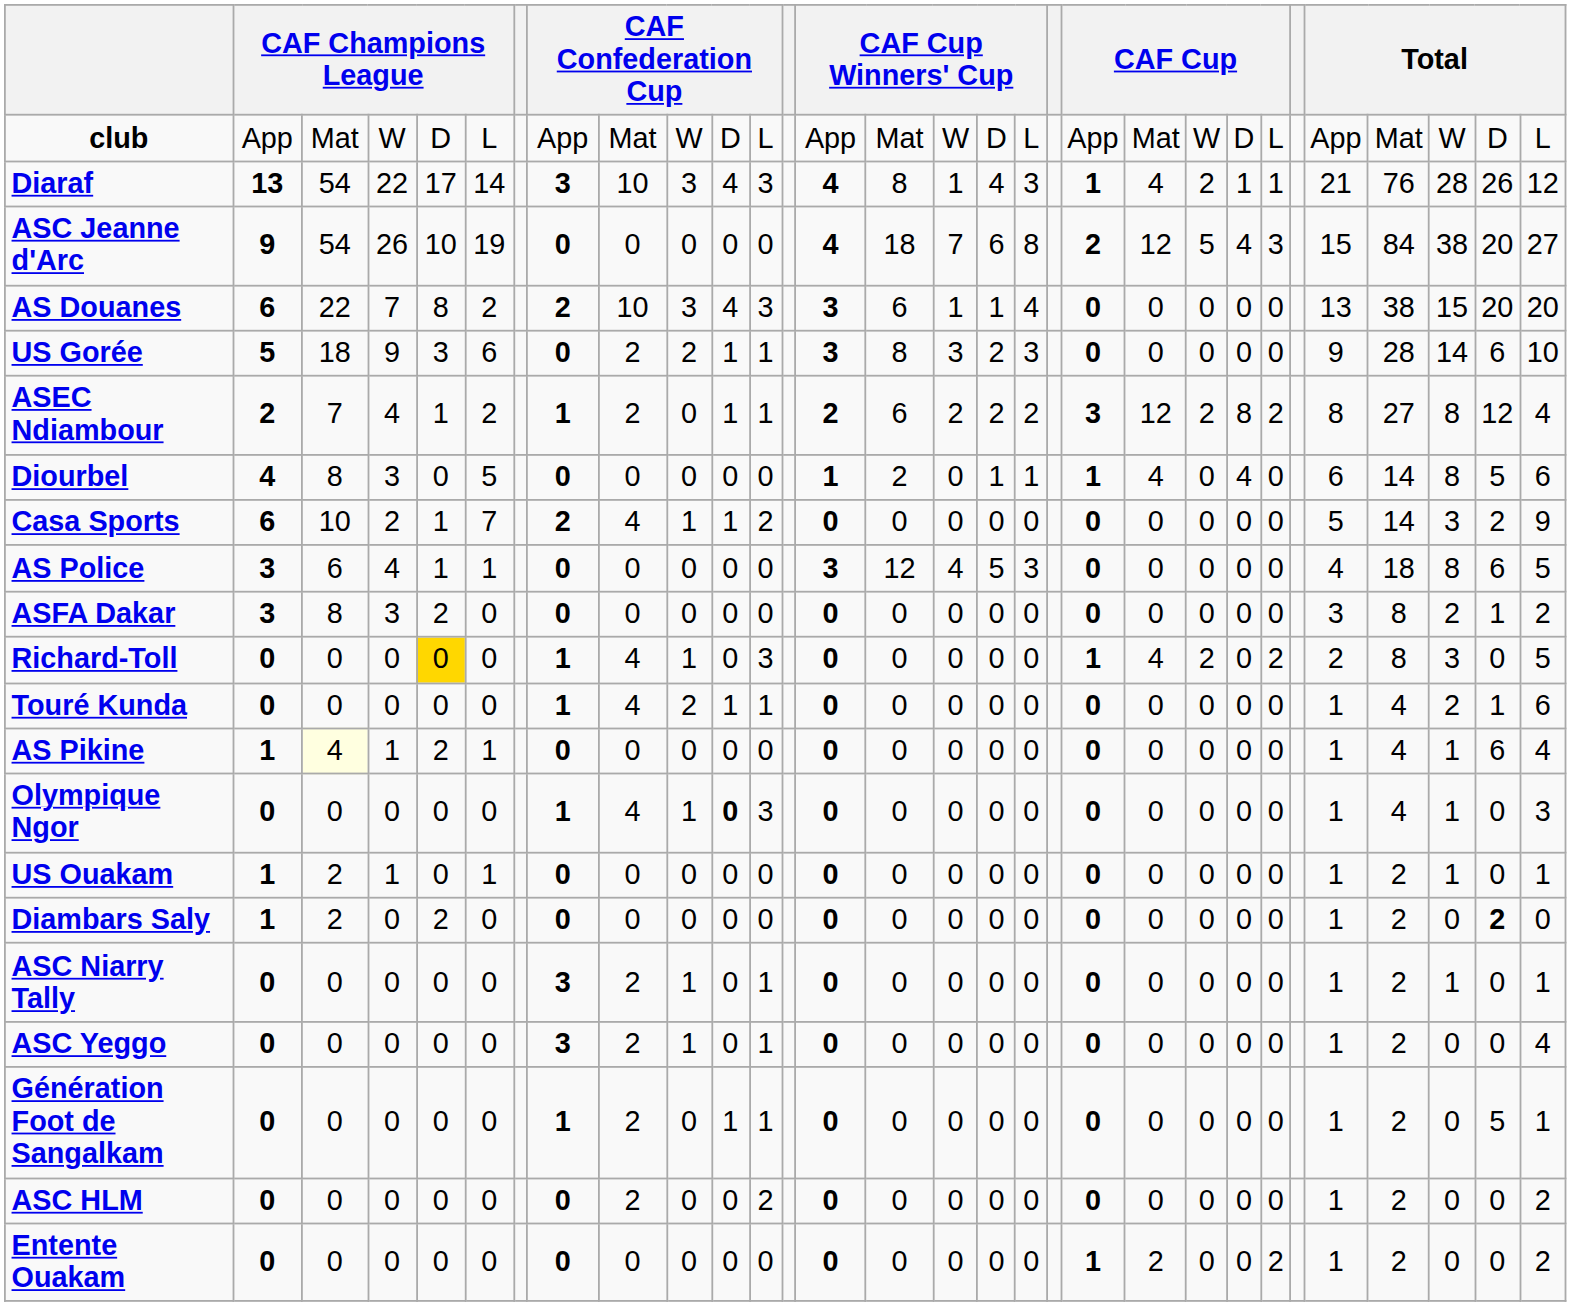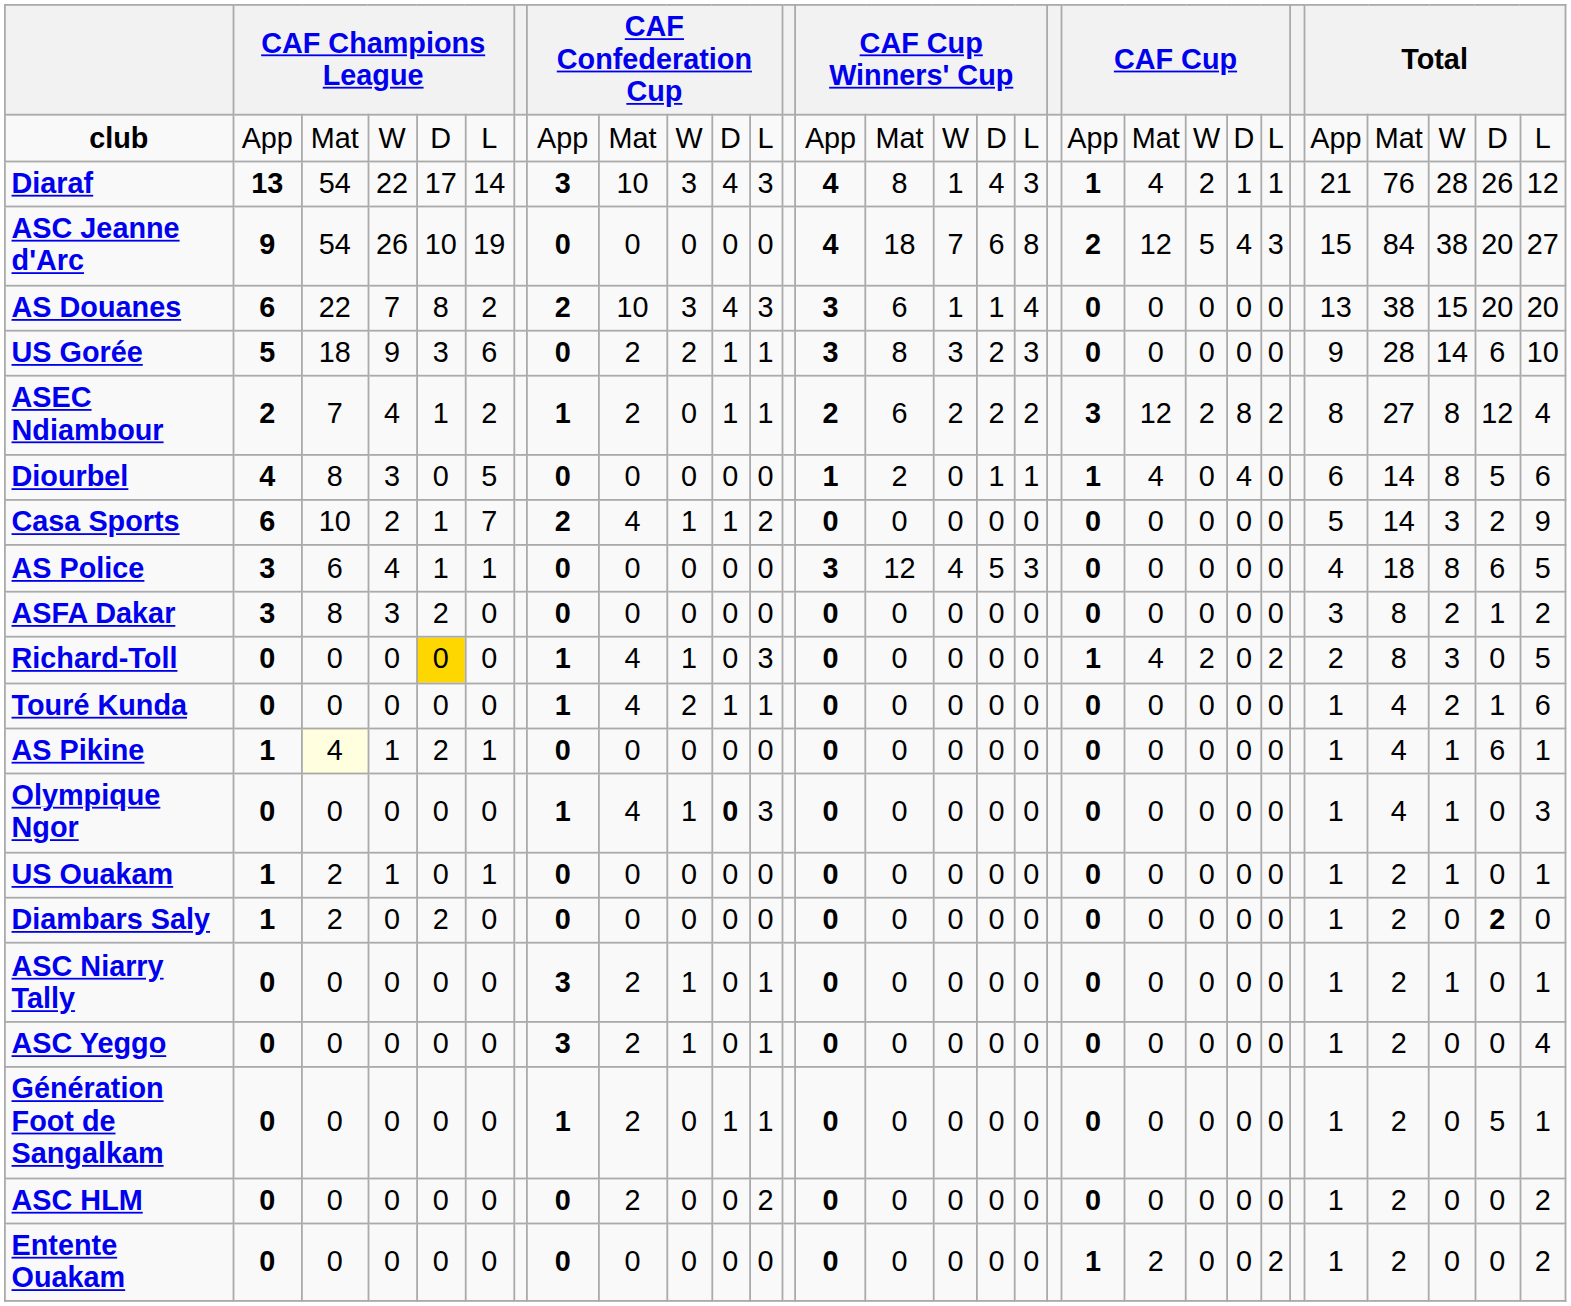(1543, 750) 4 -> (1543, 750) 1
